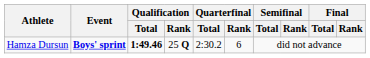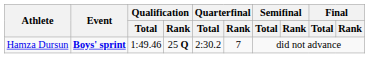(146, 45) bold -> (146, 45) normal
(239, 45) 6 -> (238, 45) 7
